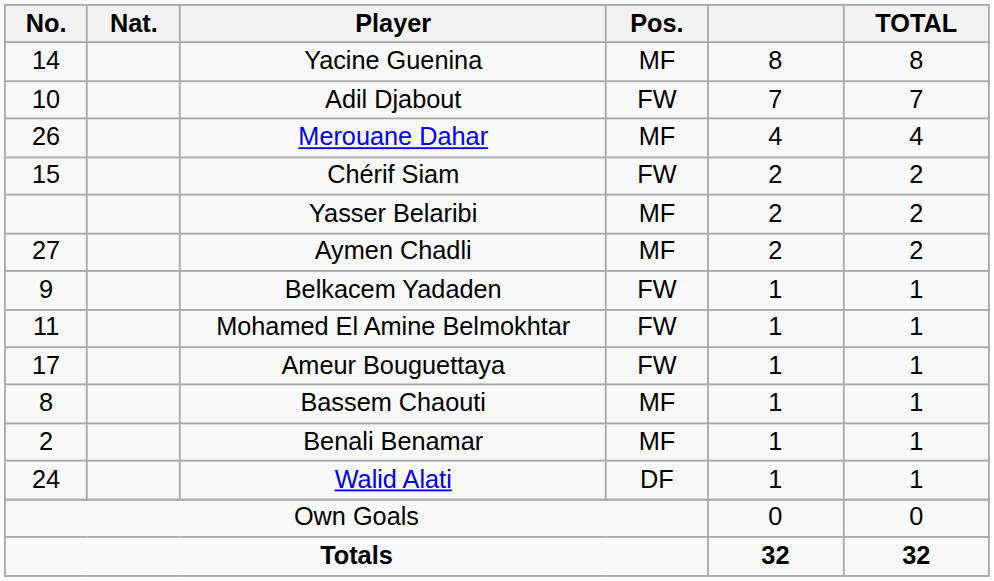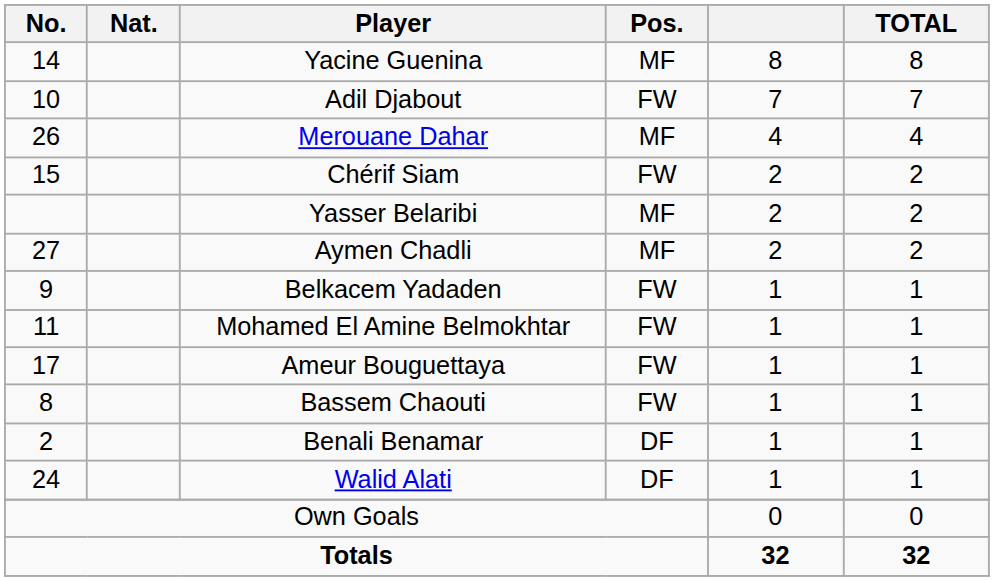(657, 403) MF -> (657, 403) FW
(657, 441) MF -> (657, 441) DF
